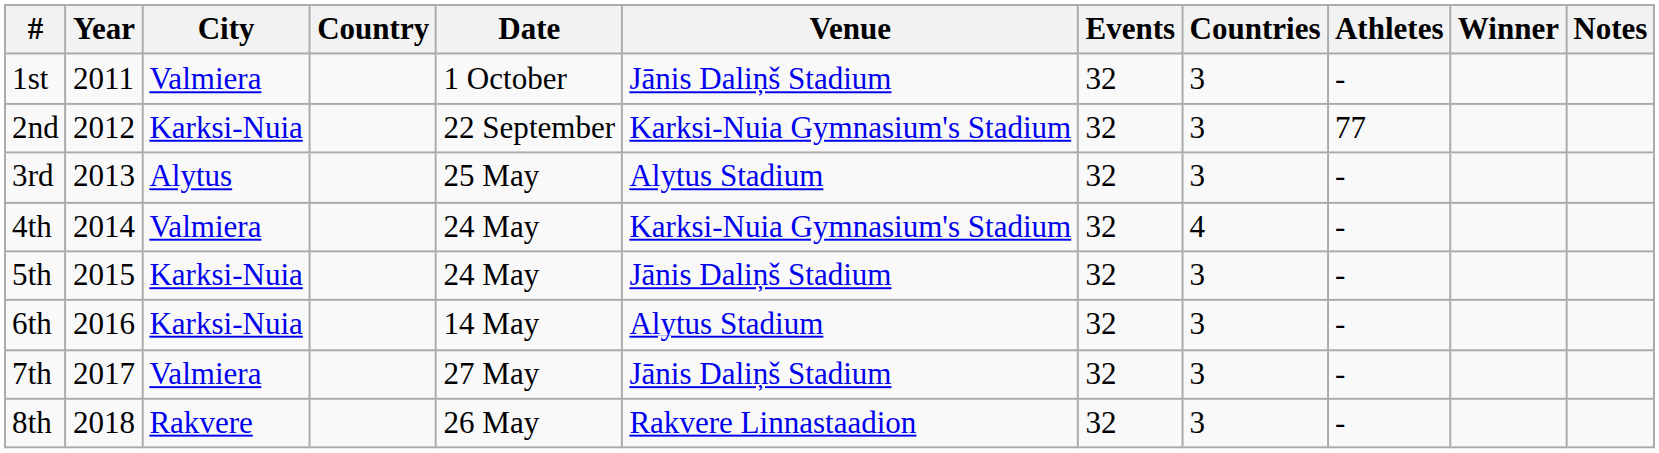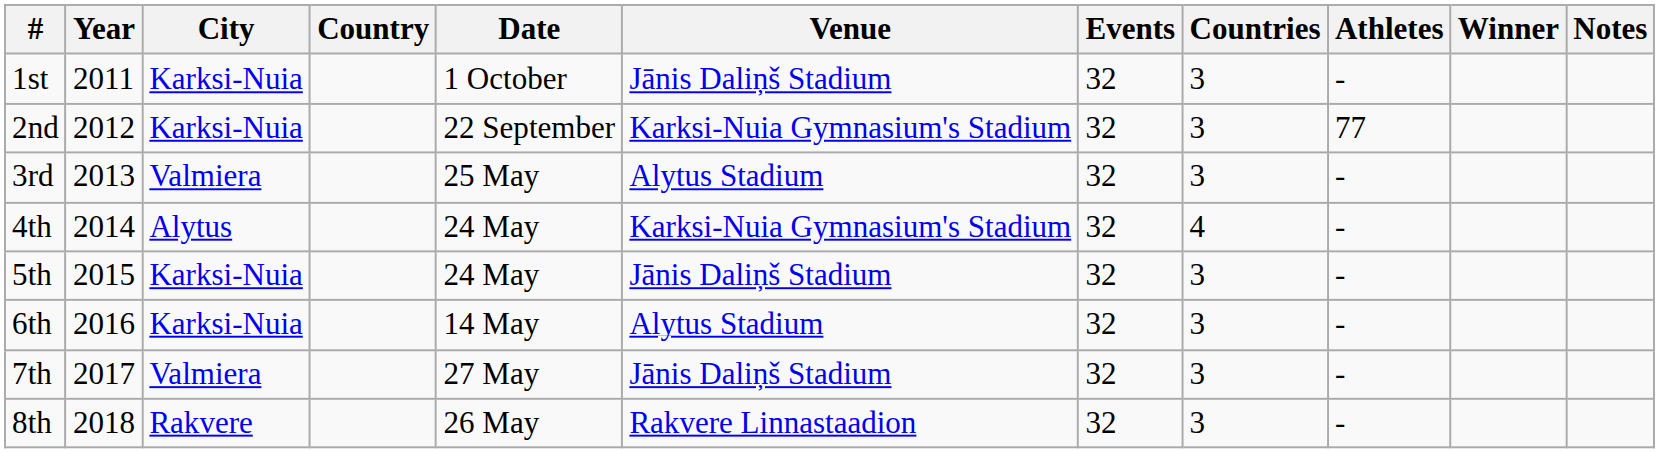(205, 78) Valmiera -> (226, 78) Karksi-Nuia
(191, 176) Alytus -> (205, 176) Valmiera
(205, 226) Valmiera -> (191, 226) Alytus
